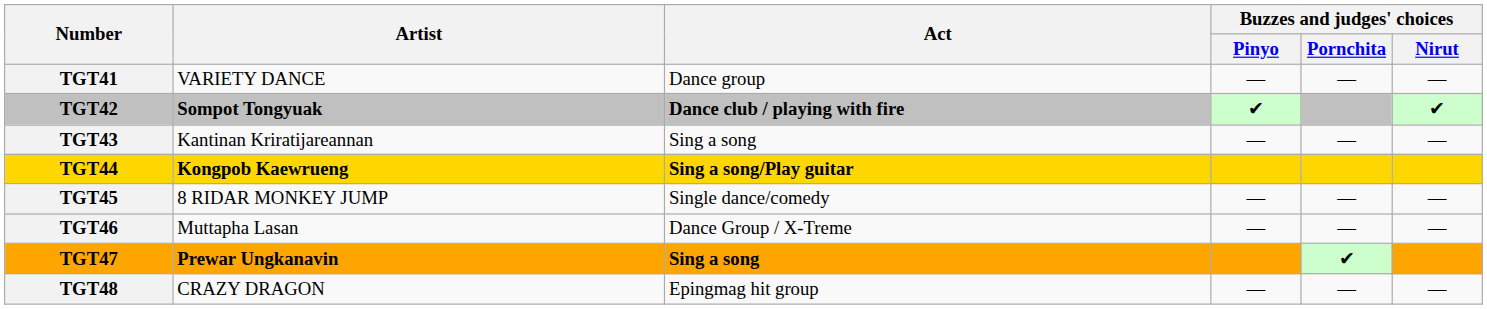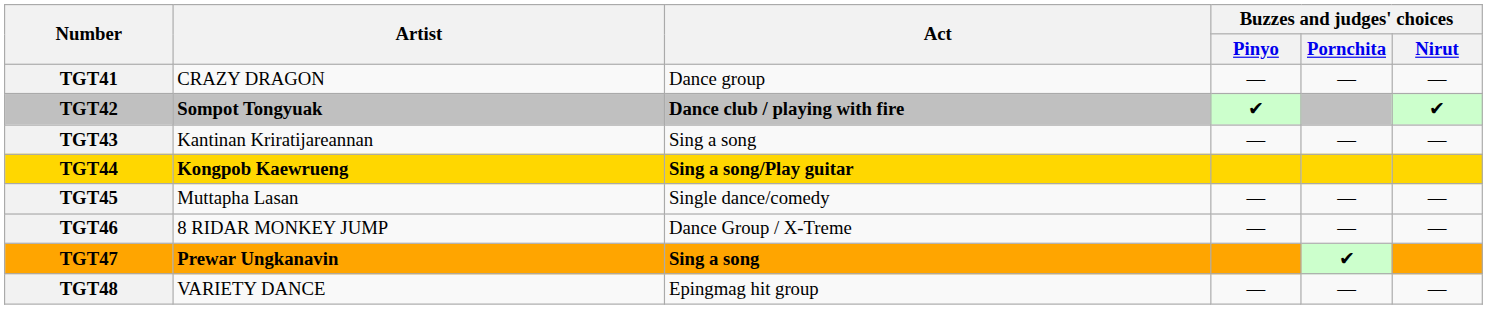(251, 78) VARIETY DANCE -> (251, 78) CRAZY DRAGON
(283, 198) 8 RIDAR MONKEY JUMP -> (238, 198) Muttapha Lasan
(238, 228) Muttapha Lasan -> (283, 228) 8 RIDAR MONKEY JUMP
(251, 288) CRAZY DRAGON -> (251, 288) VARIETY DANCE
